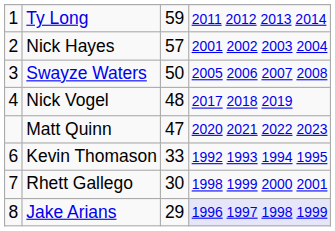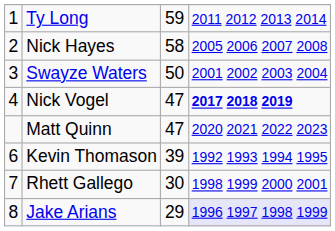(175, 45) 57 -> (175, 45) 58
(260, 46) 2001 2002 2003 2004 -> (260, 46) 2005 2006 2007 2008
(260, 74) 2005 2006 2007 2008 -> (260, 74) 2001 2002 2003 2004
(175, 101) 48 -> (175, 101) 47
(242, 101) normal -> (242, 101) bold
(175, 156) 33 -> (175, 156) 39
